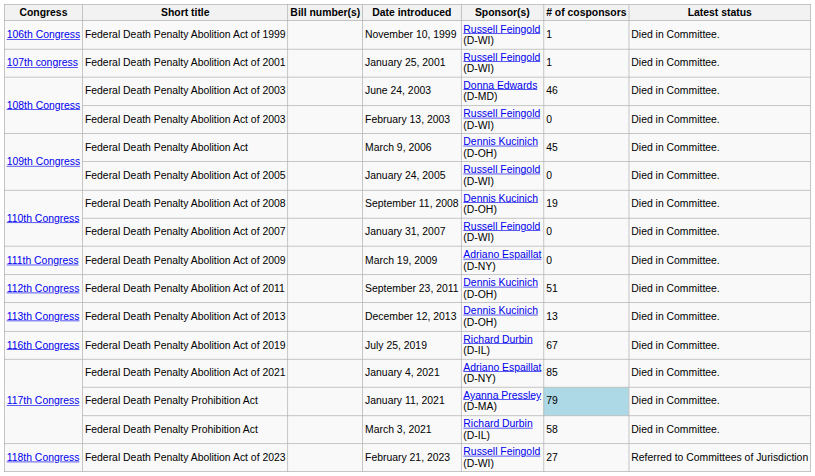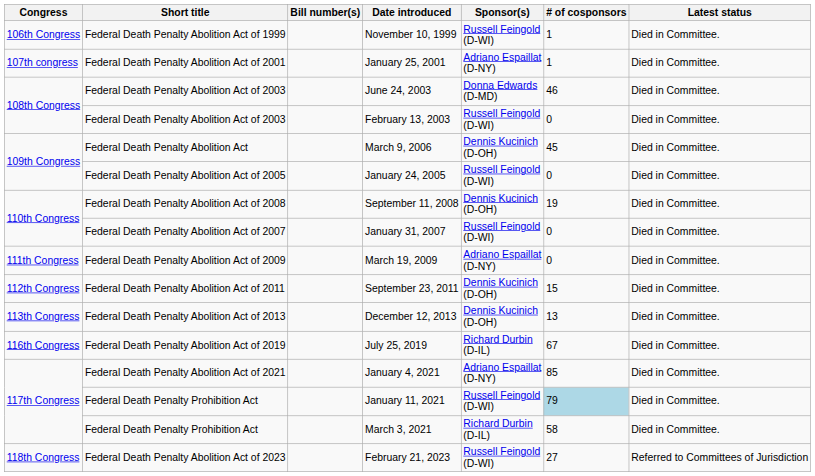(502, 63) Russell Feingold (D-WI) -> (502, 63) Adriano Espaillat (D-NY)
(552, 288) 51 -> (552, 288) 15
(502, 401) Ayanna Pressley (D-MA) -> (502, 401) Russell Feingold (D-WI)
